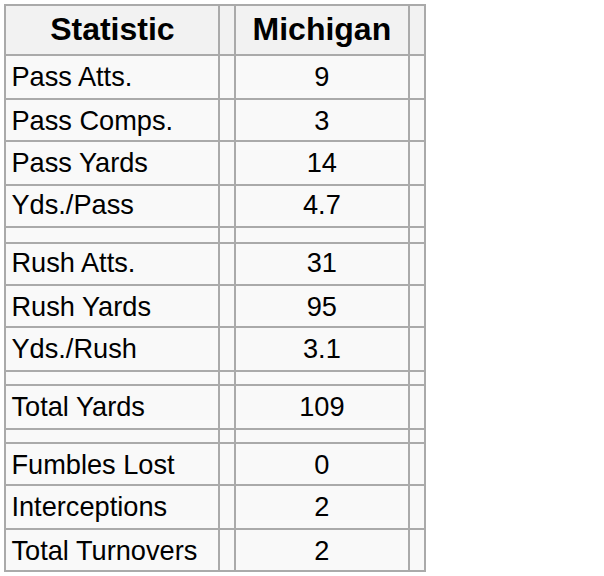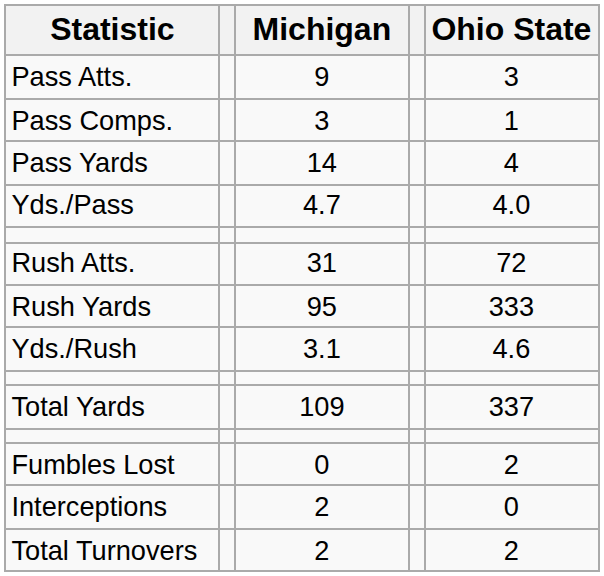+ column: (511, 29)
